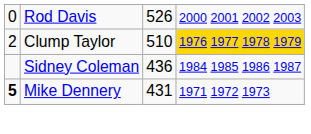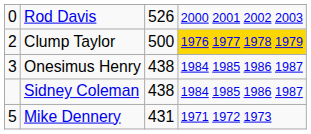(159, 41) 510 -> (161, 41) 500
+ row: (82, 66)
(159, 66) 436 -> (161, 91) 438
(12, 91) bold -> (12, 116) normal
